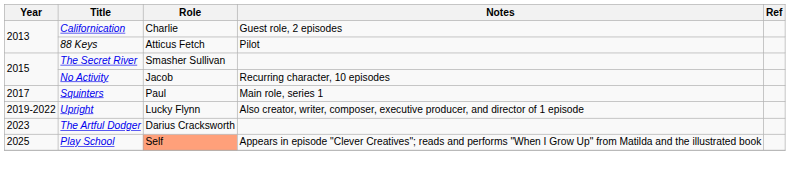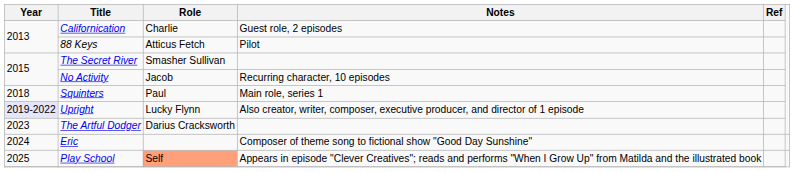(18, 93) 2017 -> (18, 93) 2018
(31, 110) no background -> (31, 110) lavender background
+ row: (69, 142)
